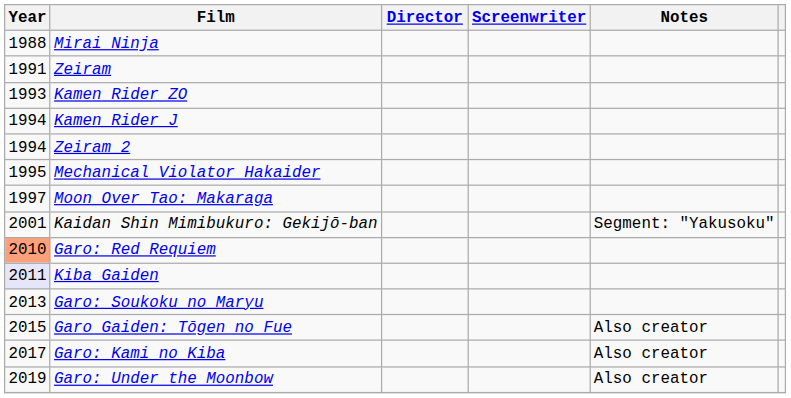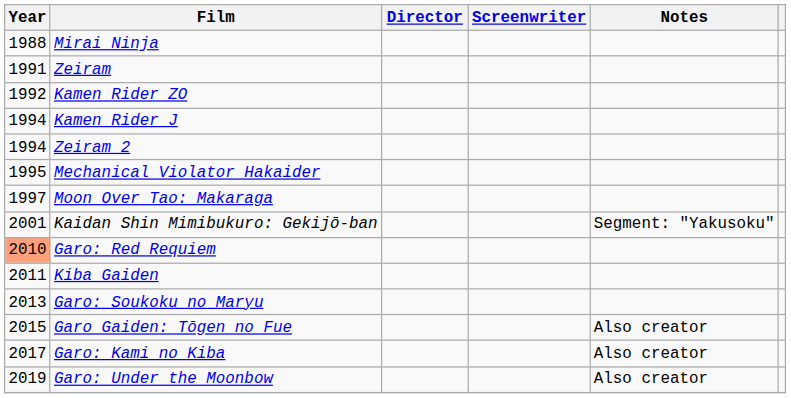(27, 95) 1993 -> (27, 95) 1992
(27, 276) lavender background -> (27, 276) no background
